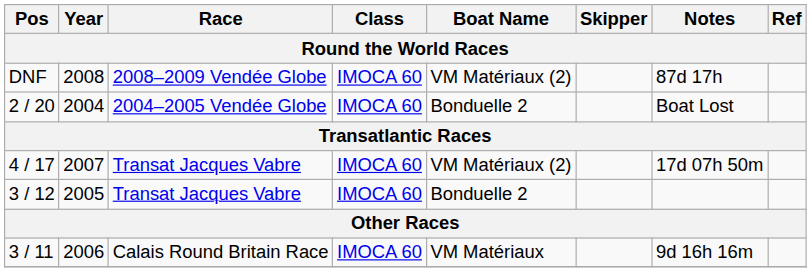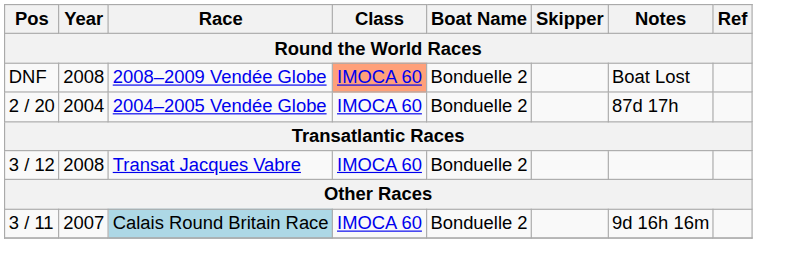(379, 77) no background -> (379, 77) lightsalmon background
(501, 77) VM Matériaux (2) -> (479, 77) Bonduelle 2
(689, 77) 87d 17h -> (651, 77) Boat Lost
(695, 106) Boat Lost -> (645, 106) 87d 17h
- row: (32, 164)
(84, 194) 2005 -> (84, 164) 2008
(84, 252) 2006 -> (84, 223) 2007
(221, 252) no background -> (221, 223) lightblue background
(487, 252) VM Matériaux -> (479, 223) Bonduelle 2
